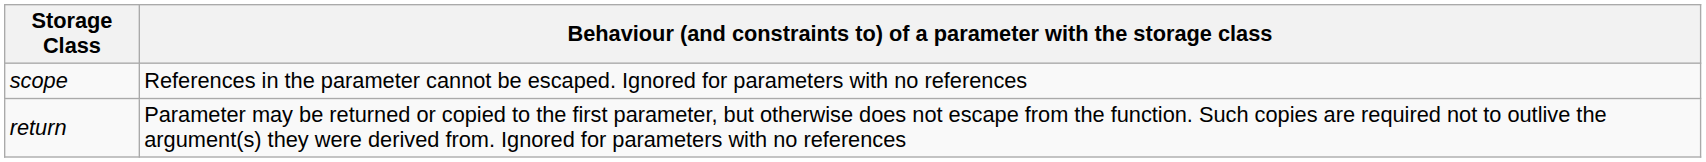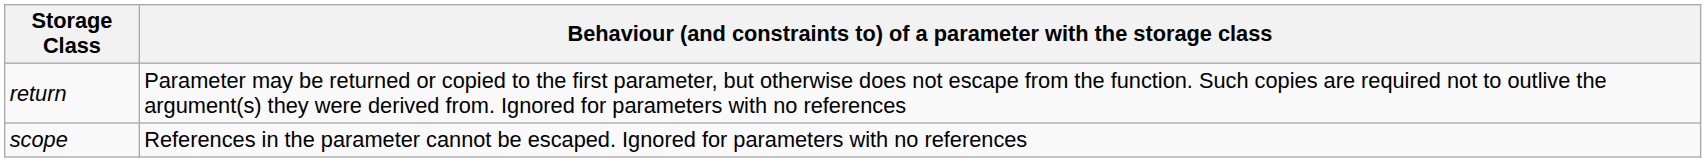rows swapped: (39, 80) <-> (38, 127)
